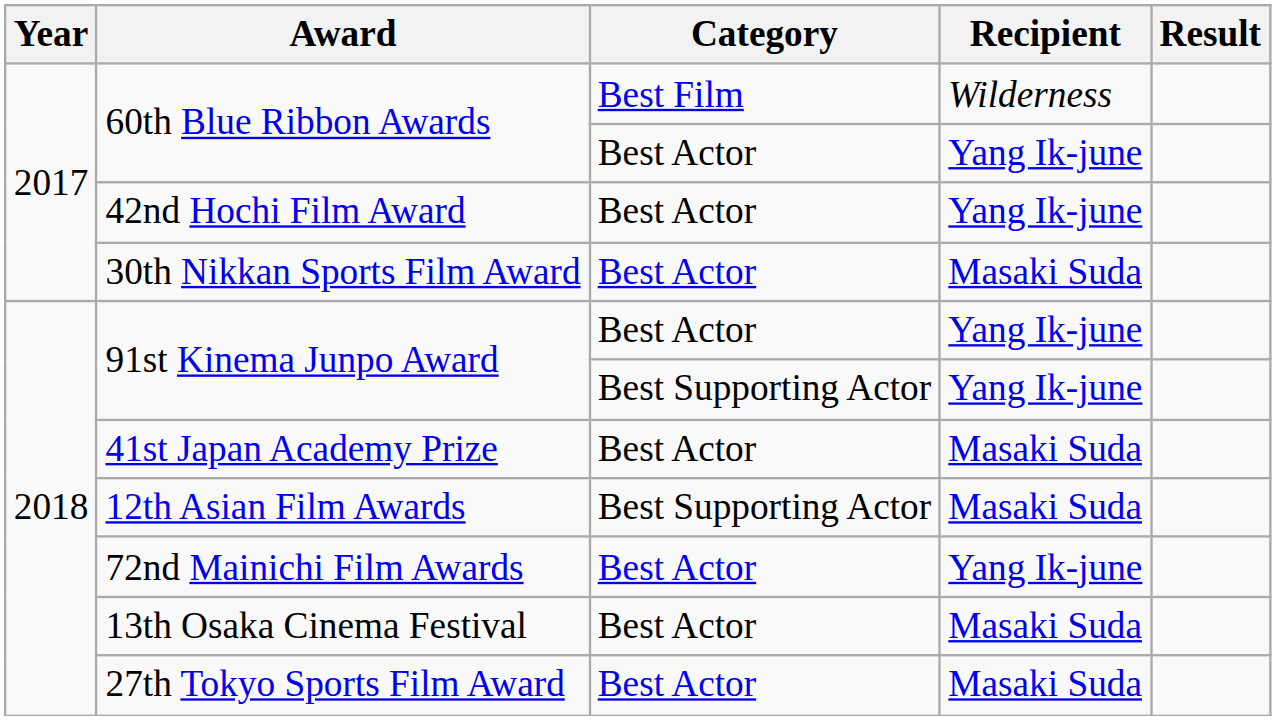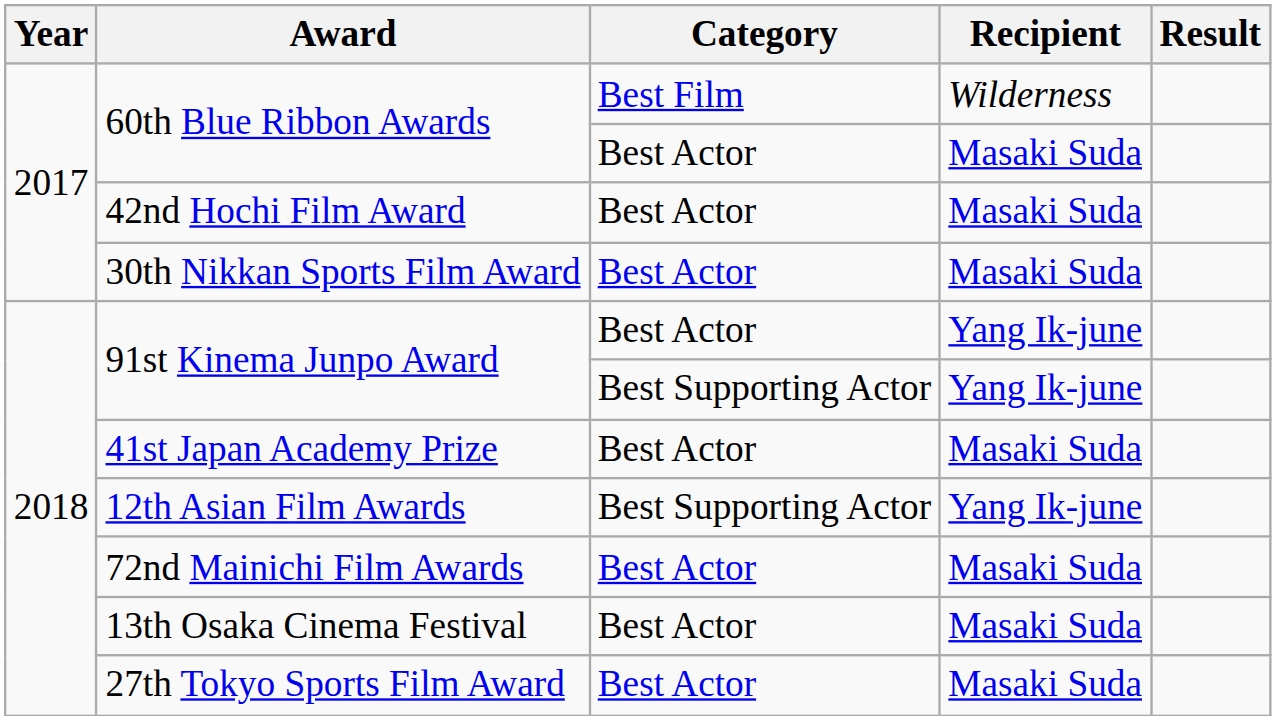(1045, 152) Yang Ik-june -> (1045, 152) Masaki Suda
(1045, 211) Yang Ik-june -> (1045, 211) Masaki Suda
(1045, 507) Masaki Suda -> (1045, 507) Yang Ik-june
(1045, 566) Yang Ik-june -> (1045, 566) Masaki Suda
